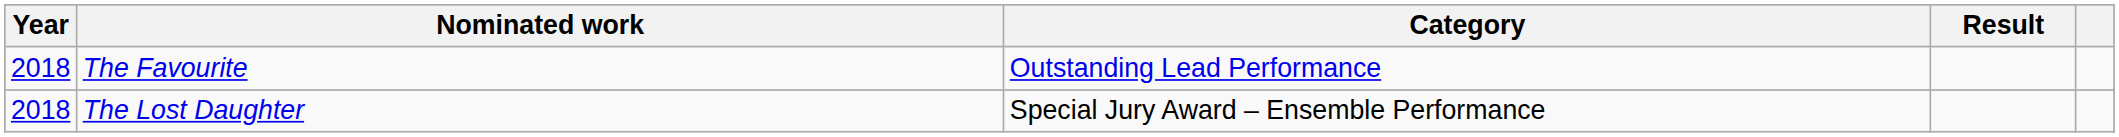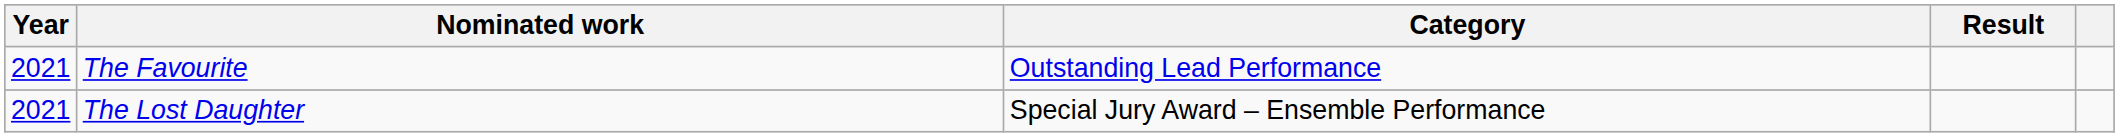(41, 68) 2018 -> (41, 68) 2021
(41, 110) 2018 -> (41, 110) 2021
